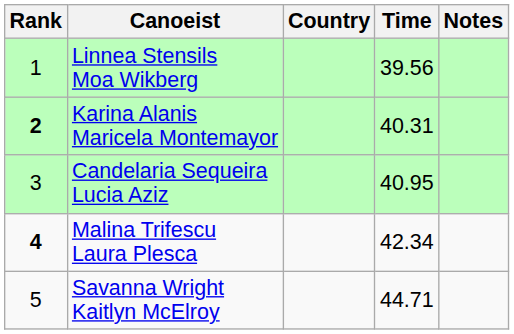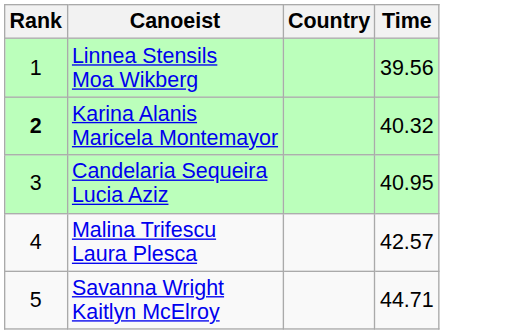- column: (473, 21)
(407, 125) 40.31 -> (407, 125) 40.32
(36, 241) bold -> (36, 241) normal
(407, 241) 42.34 -> (407, 241) 42.57
